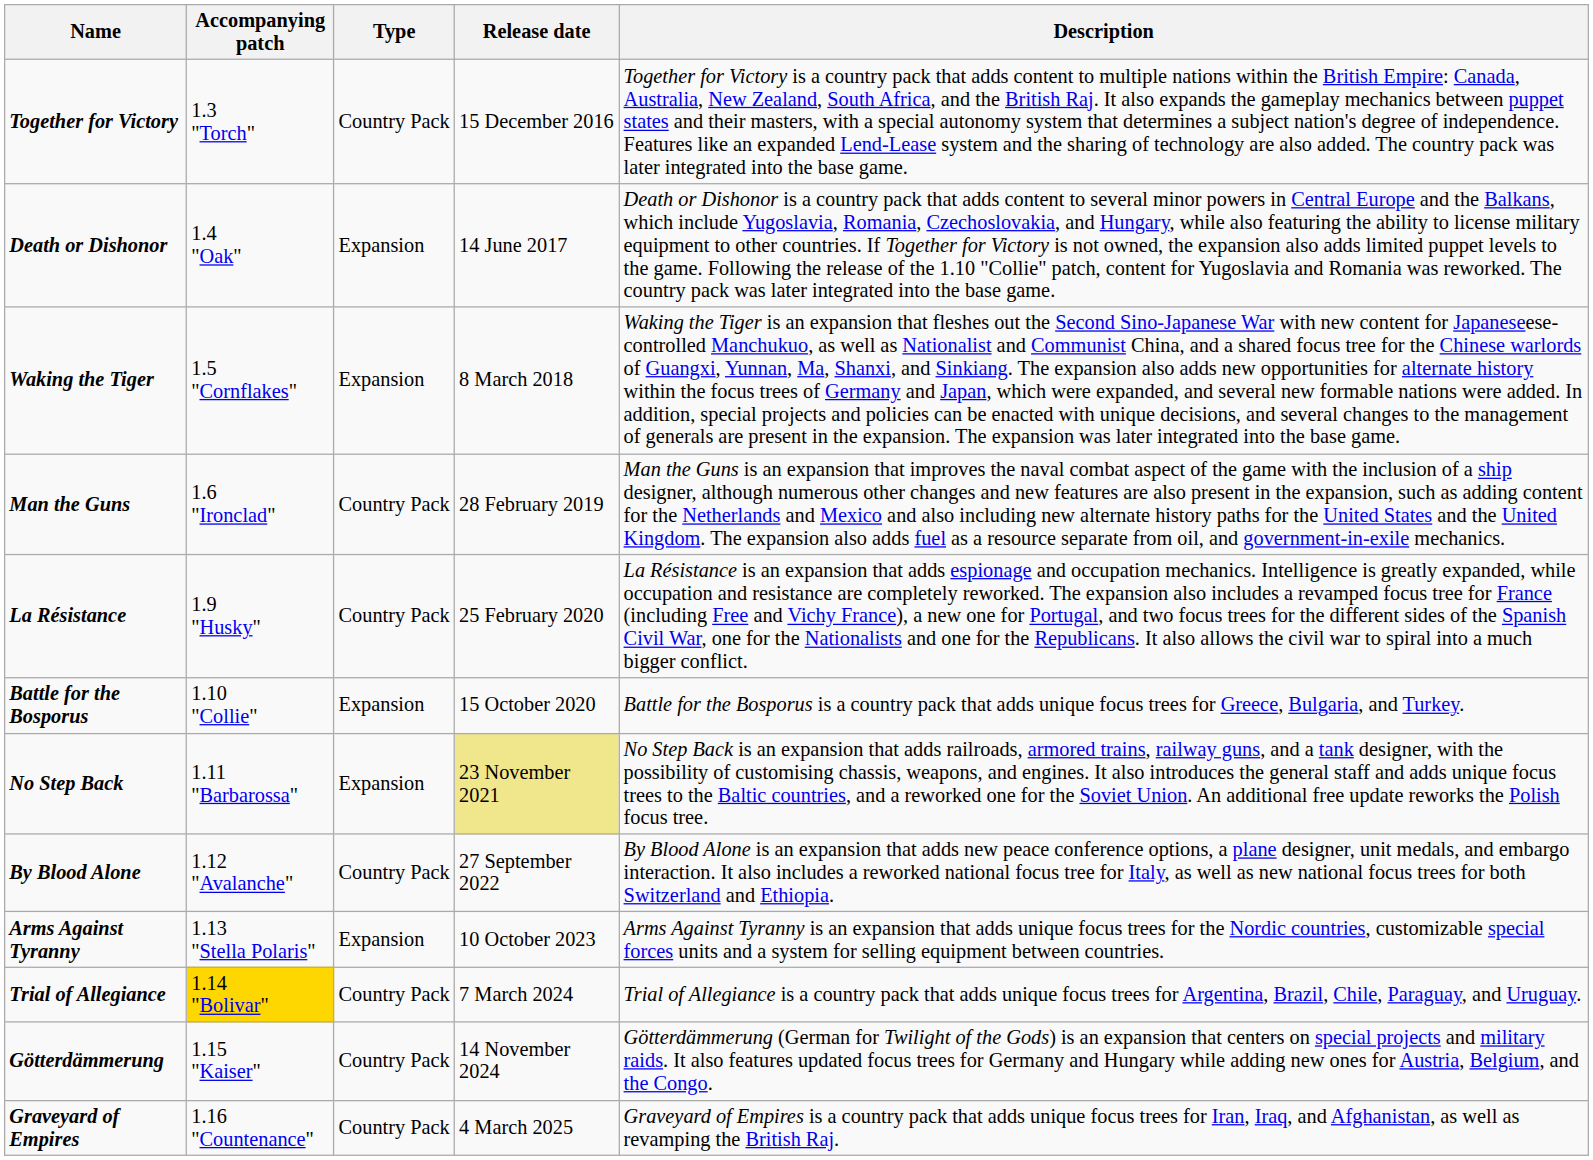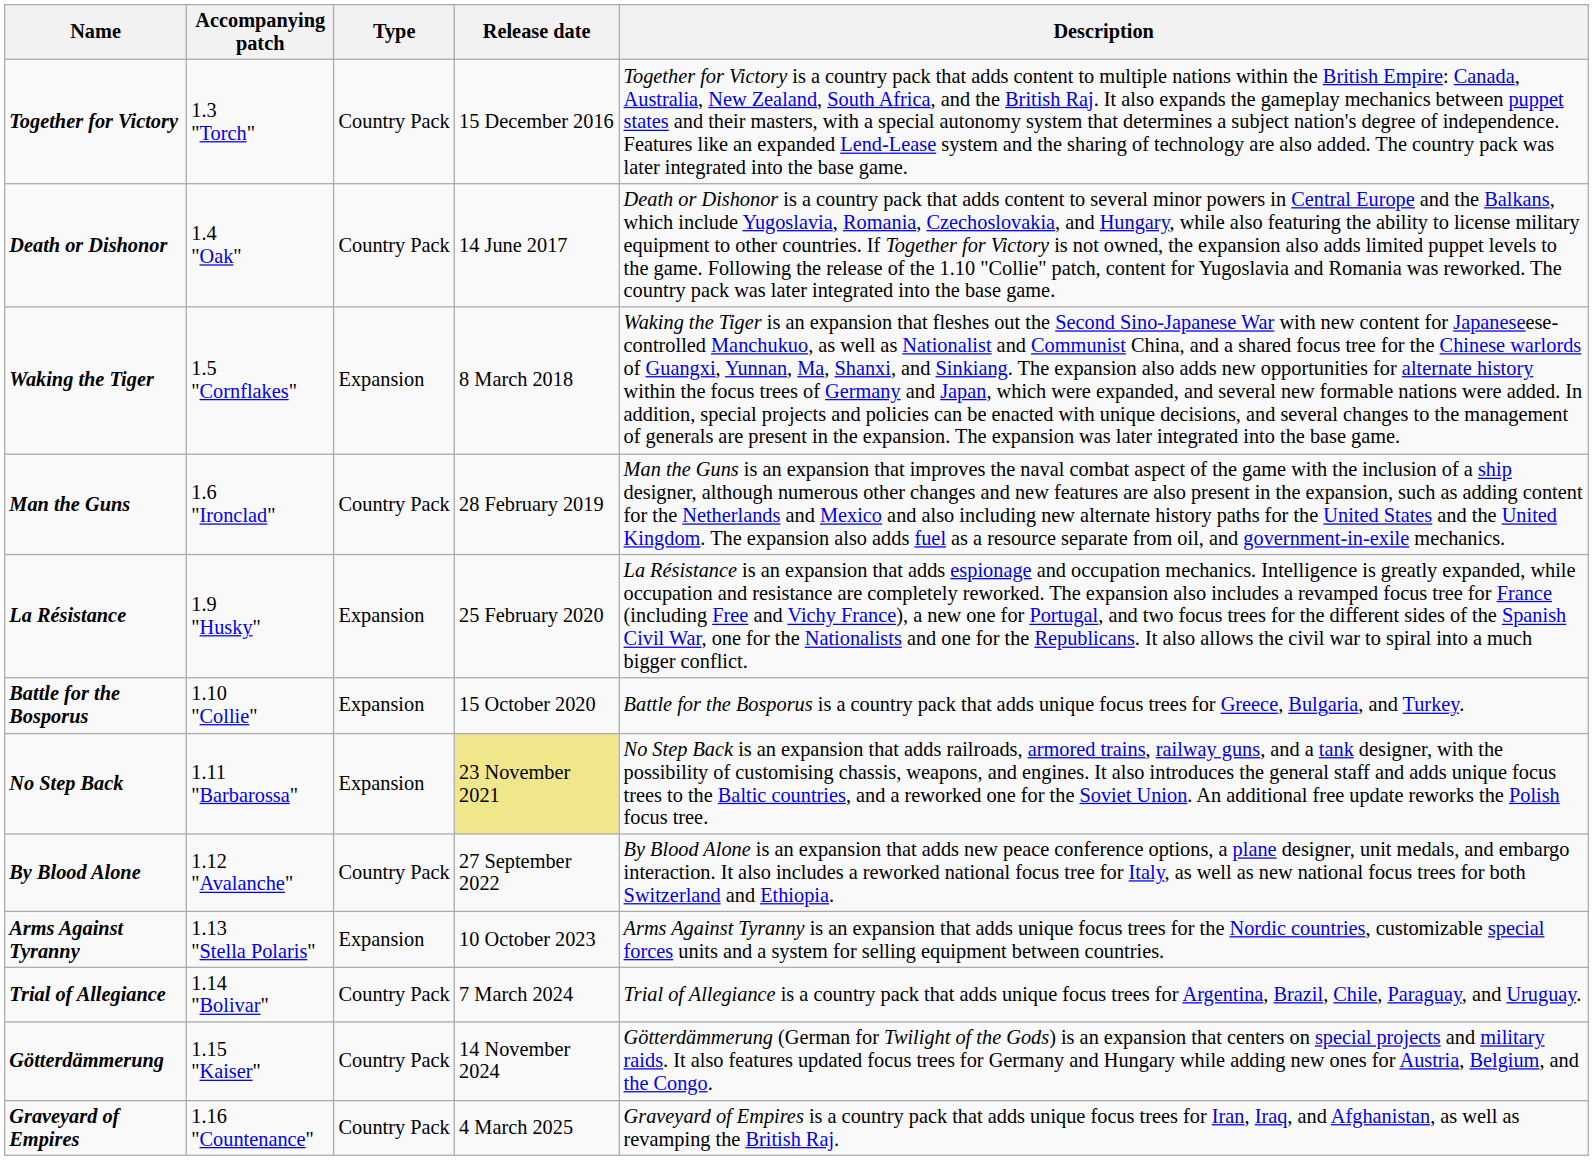(381, 245) Expansion -> (394, 245) Country Pack
(394, 616) Country Pack -> (381, 616) Expansion
(230, 994) gold background -> (230, 994) no background
